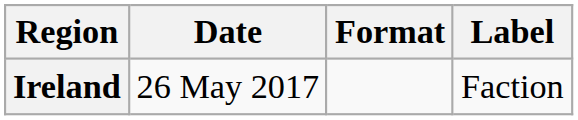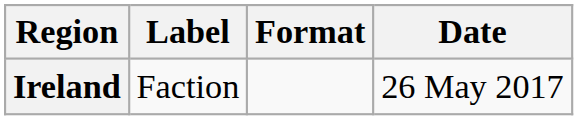columns swapped: (228, 31) <-> (512, 31)
